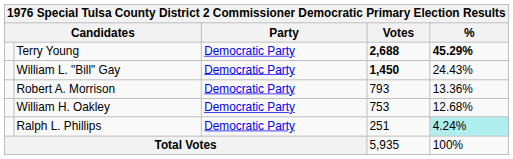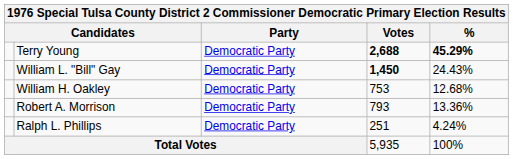rows swapped: (66, 88) <-> (63, 107)
(450, 126) paleturquoise background -> (450, 126) no background
